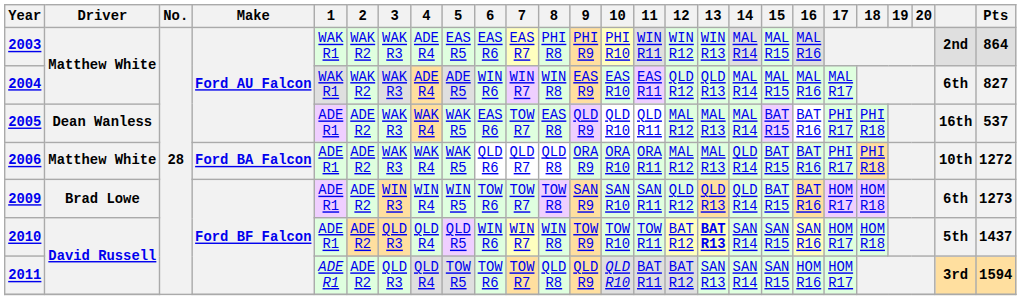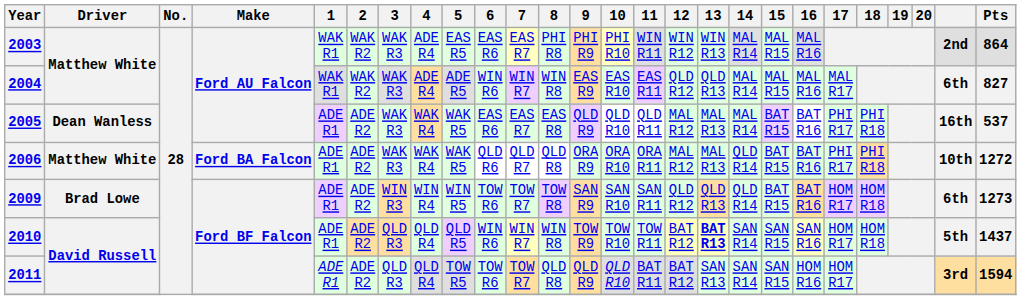(522, 122) TOW R7 -> (522, 122) EAS R7
